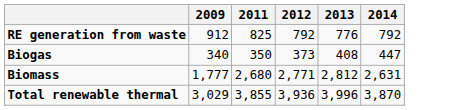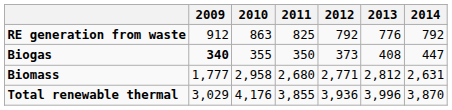+ column: (253, 15)
(218, 55) normal -> (218, 55) bold
